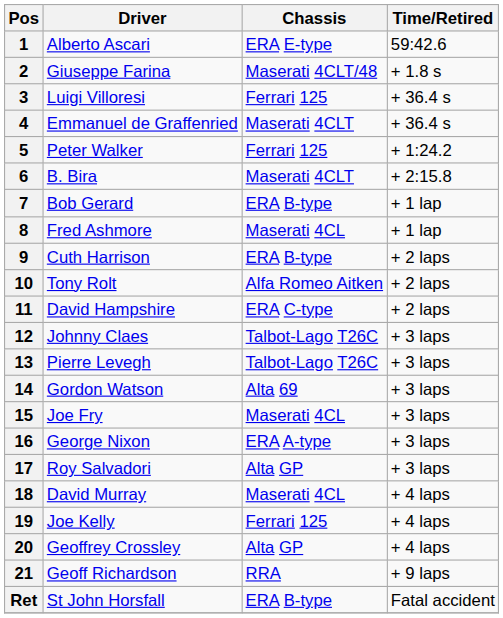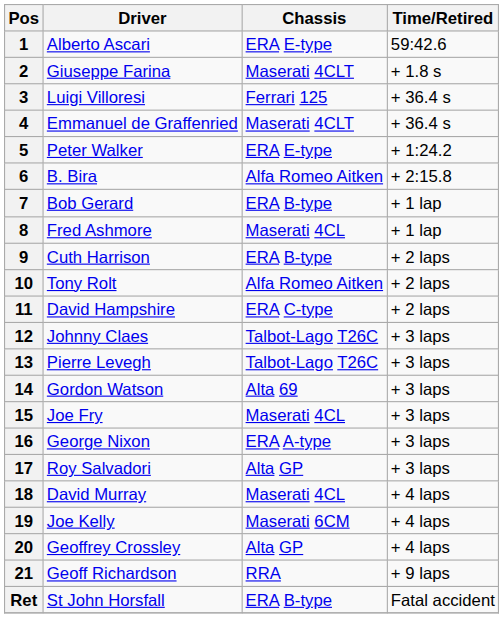(311, 71) Maserati 4CLT/48 -> (300, 71) Maserati 4CLT
(286, 150) Ferrari 125 -> (289, 150) ERA E-type
(300, 177) Maserati 4CLT -> (314, 177) Alfa Romeo Aitken
(286, 521) Ferrari 125 -> (298, 521) Maserati 6CM
